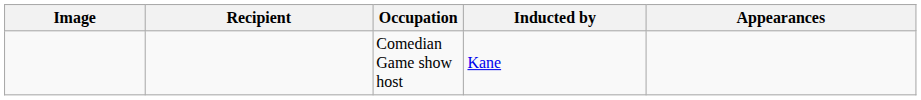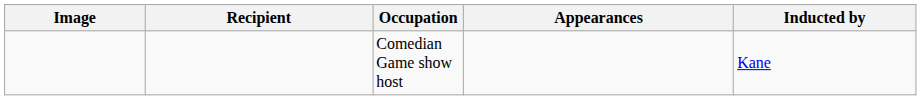columns swapped: (555, 17) <-> (781, 17)
